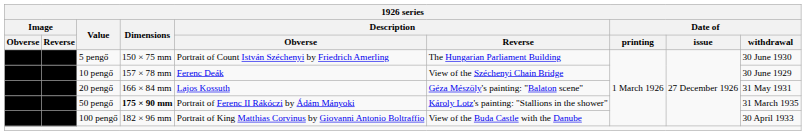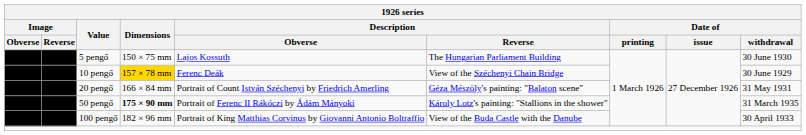(283, 58) Portrait of Count István Széchenyi by Friedrich Amerling -> (203, 58) Lajos Kossuth
(147, 73) no background -> (147, 73) gold background
(203, 88) Lajos Kossuth -> (283, 88) Portrait of Count István Széchenyi by Friedrich Amerling
